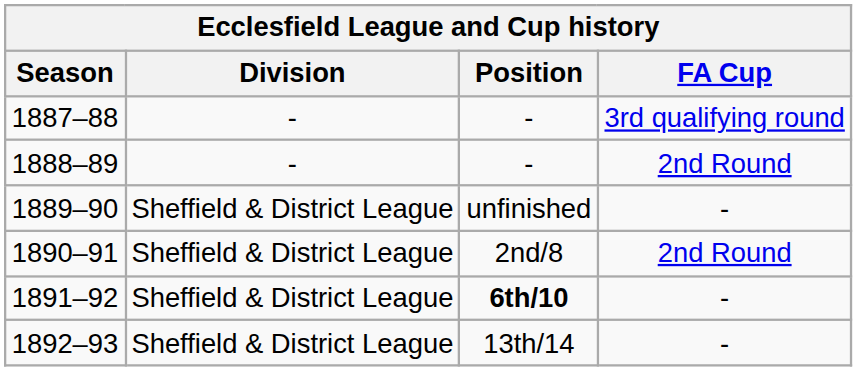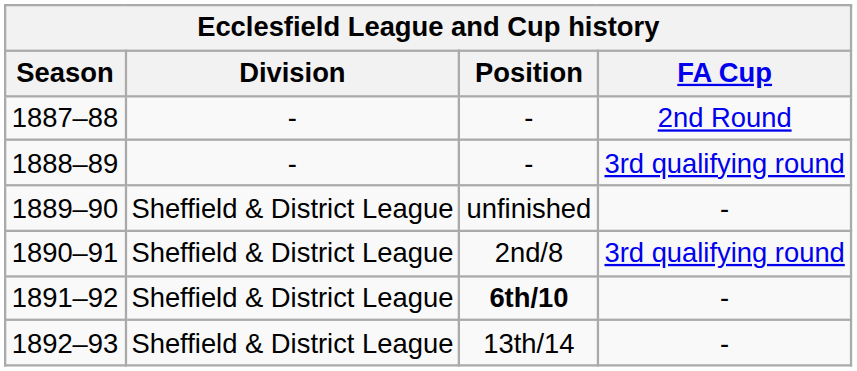(725, 118) 3rd qualifying round -> (725, 118) 2nd Round
(725, 163) 2nd Round -> (725, 163) 3rd qualifying round
(725, 253) 2nd Round -> (725, 253) 3rd qualifying round
